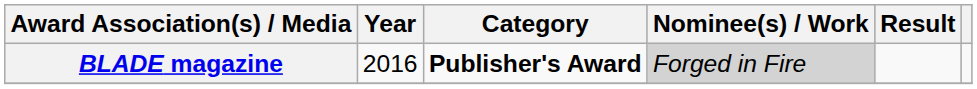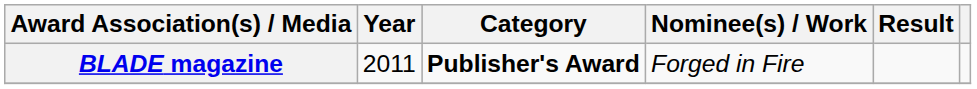(390, 63) 2016 -> (389, 63) 2011
(730, 63) lightgrey background -> (728, 63) no background
